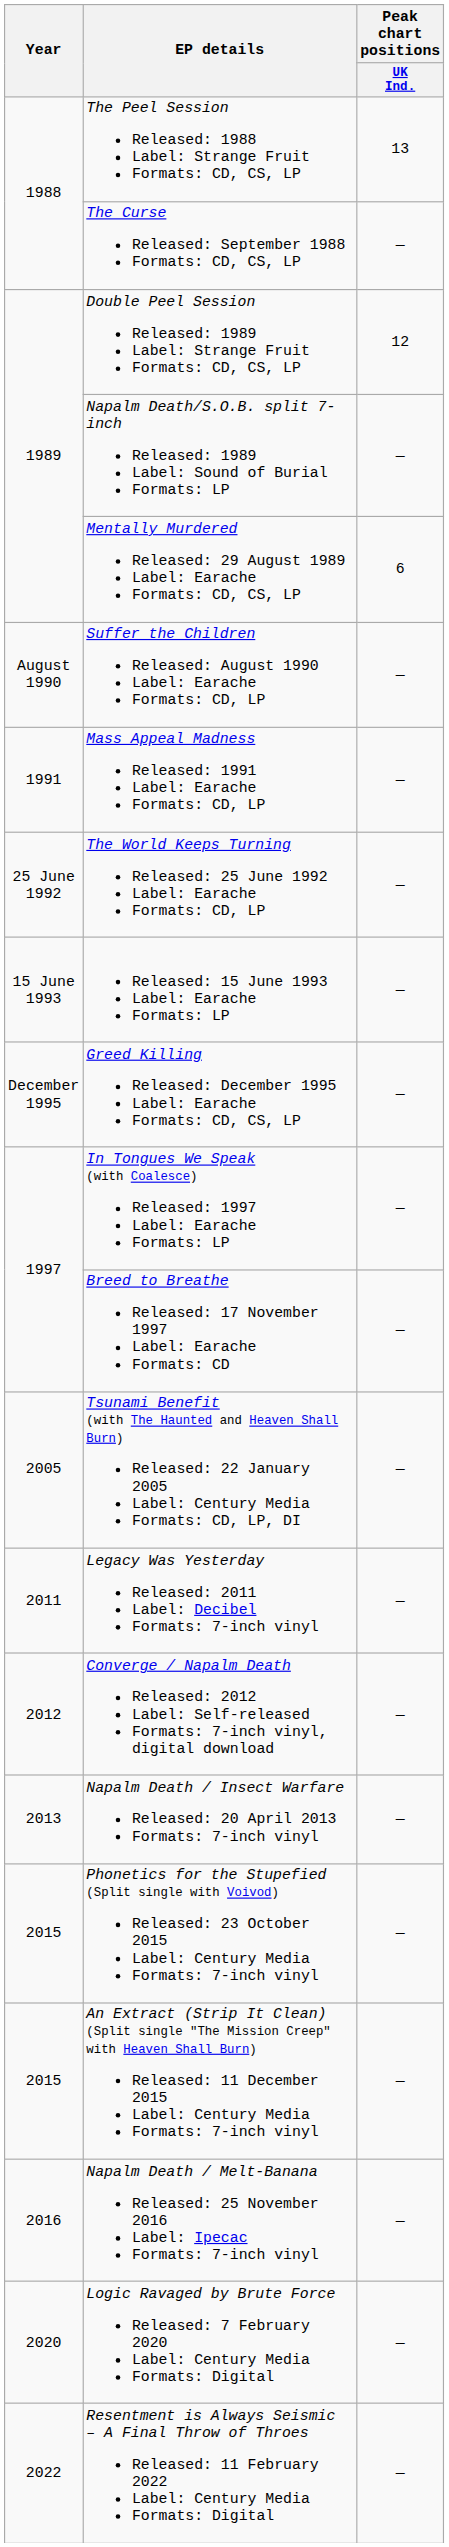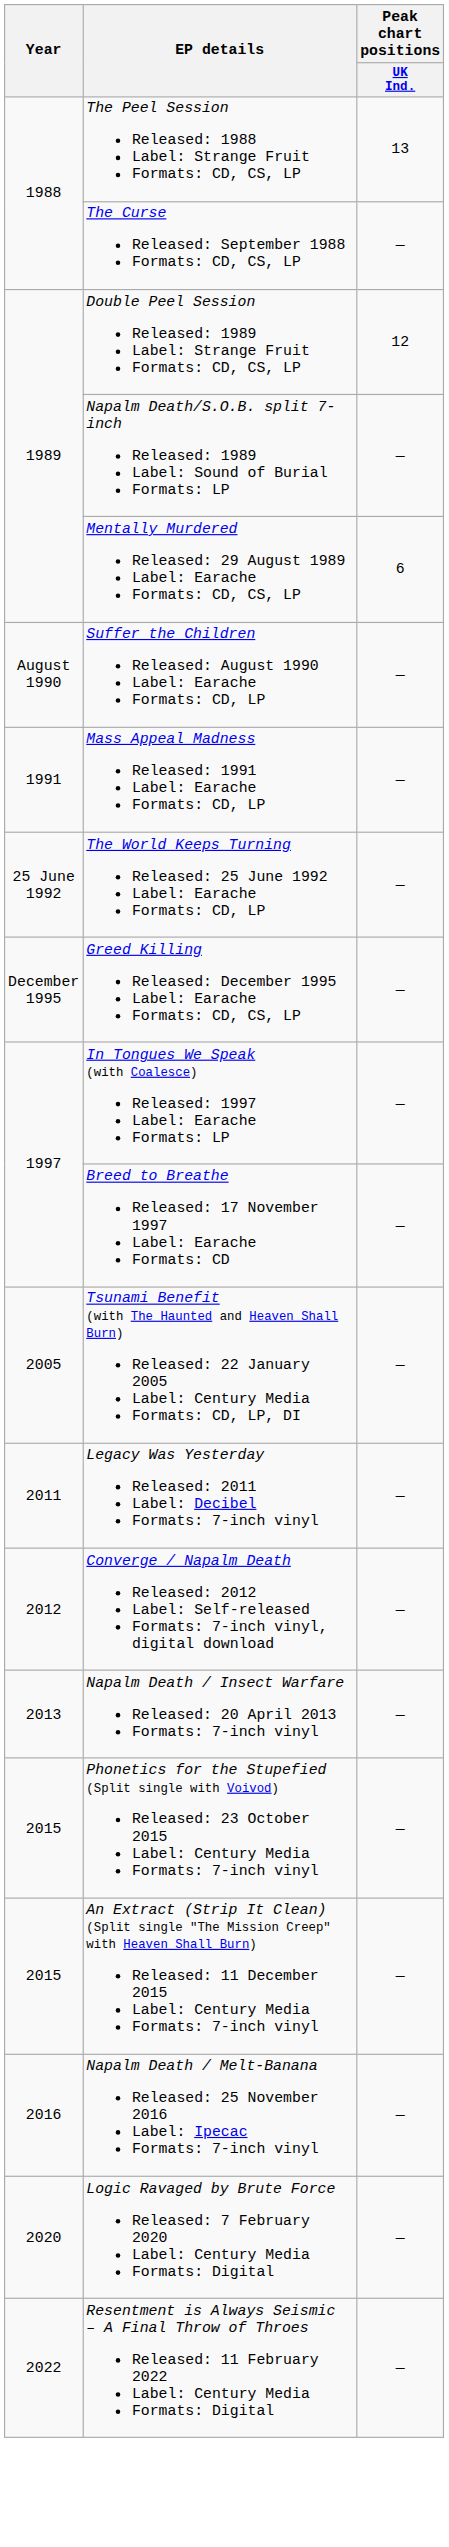- row: (220, 998)
